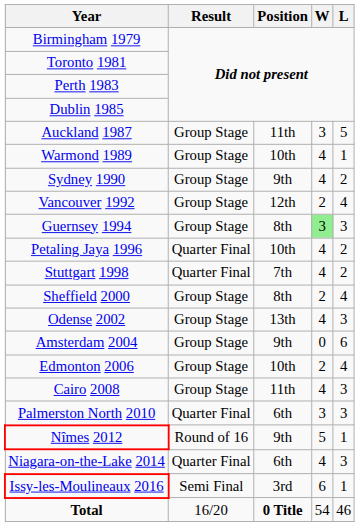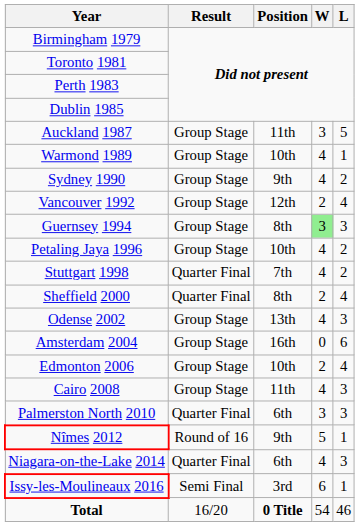(211, 249) Quarter Final -> (211, 249) Group Stage
(211, 296) Group Stage -> (211, 296) Quarter Final
(283, 343) 9th -> (283, 343) 16th
